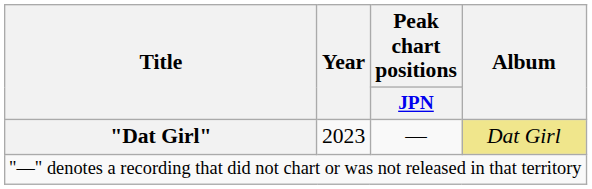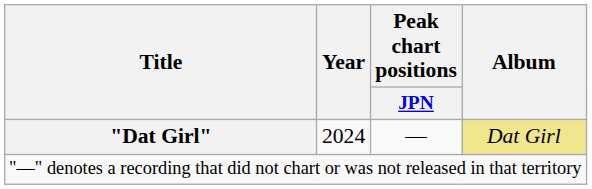(344, 136) 2023 -> (344, 136) 2024
